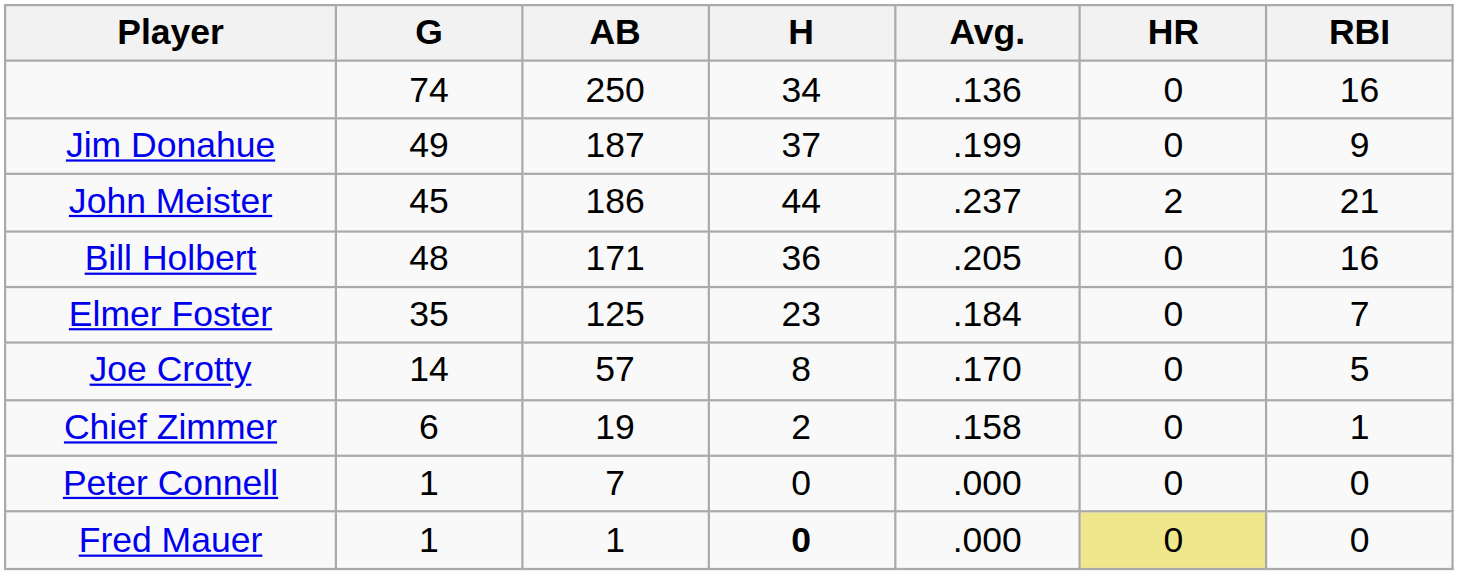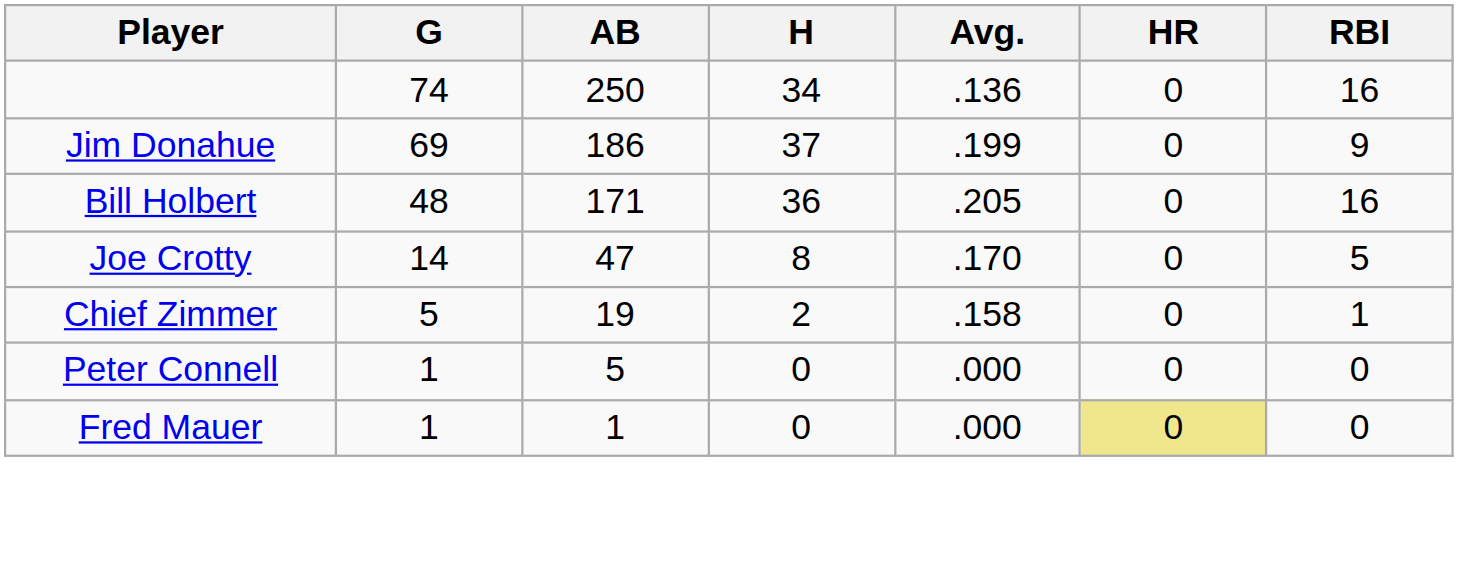(429, 145) 49 -> (429, 145) 69
(615, 145) 187 -> (615, 145) 186
- row: (171, 201)
- row: (171, 314)
(615, 370) 57 -> (615, 257) 47
(429, 426) 6 -> (429, 314) 5
(615, 483) 7 -> (615, 370) 5
(801, 539) bold -> (801, 426) normal
